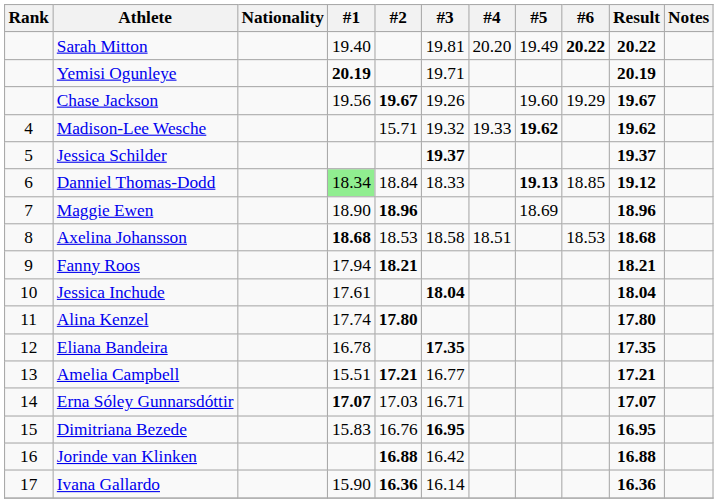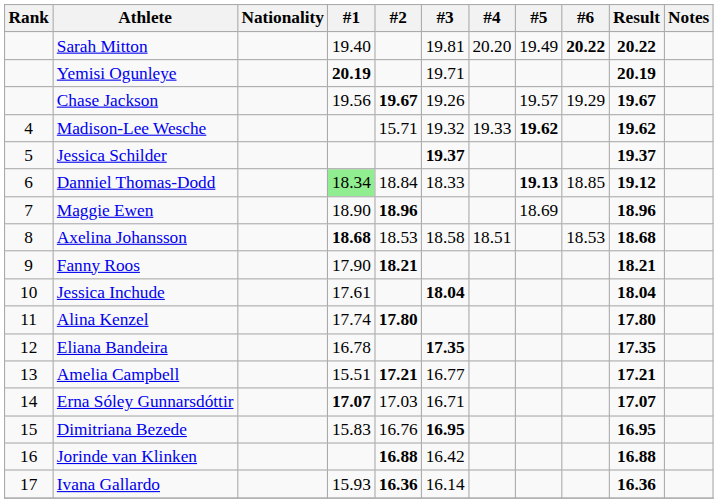(539, 100) 19.60 -> (539, 100) 19.57
(351, 264) 17.94 -> (351, 264) 17.90
(351, 484) 15.90 -> (351, 484) 15.93
